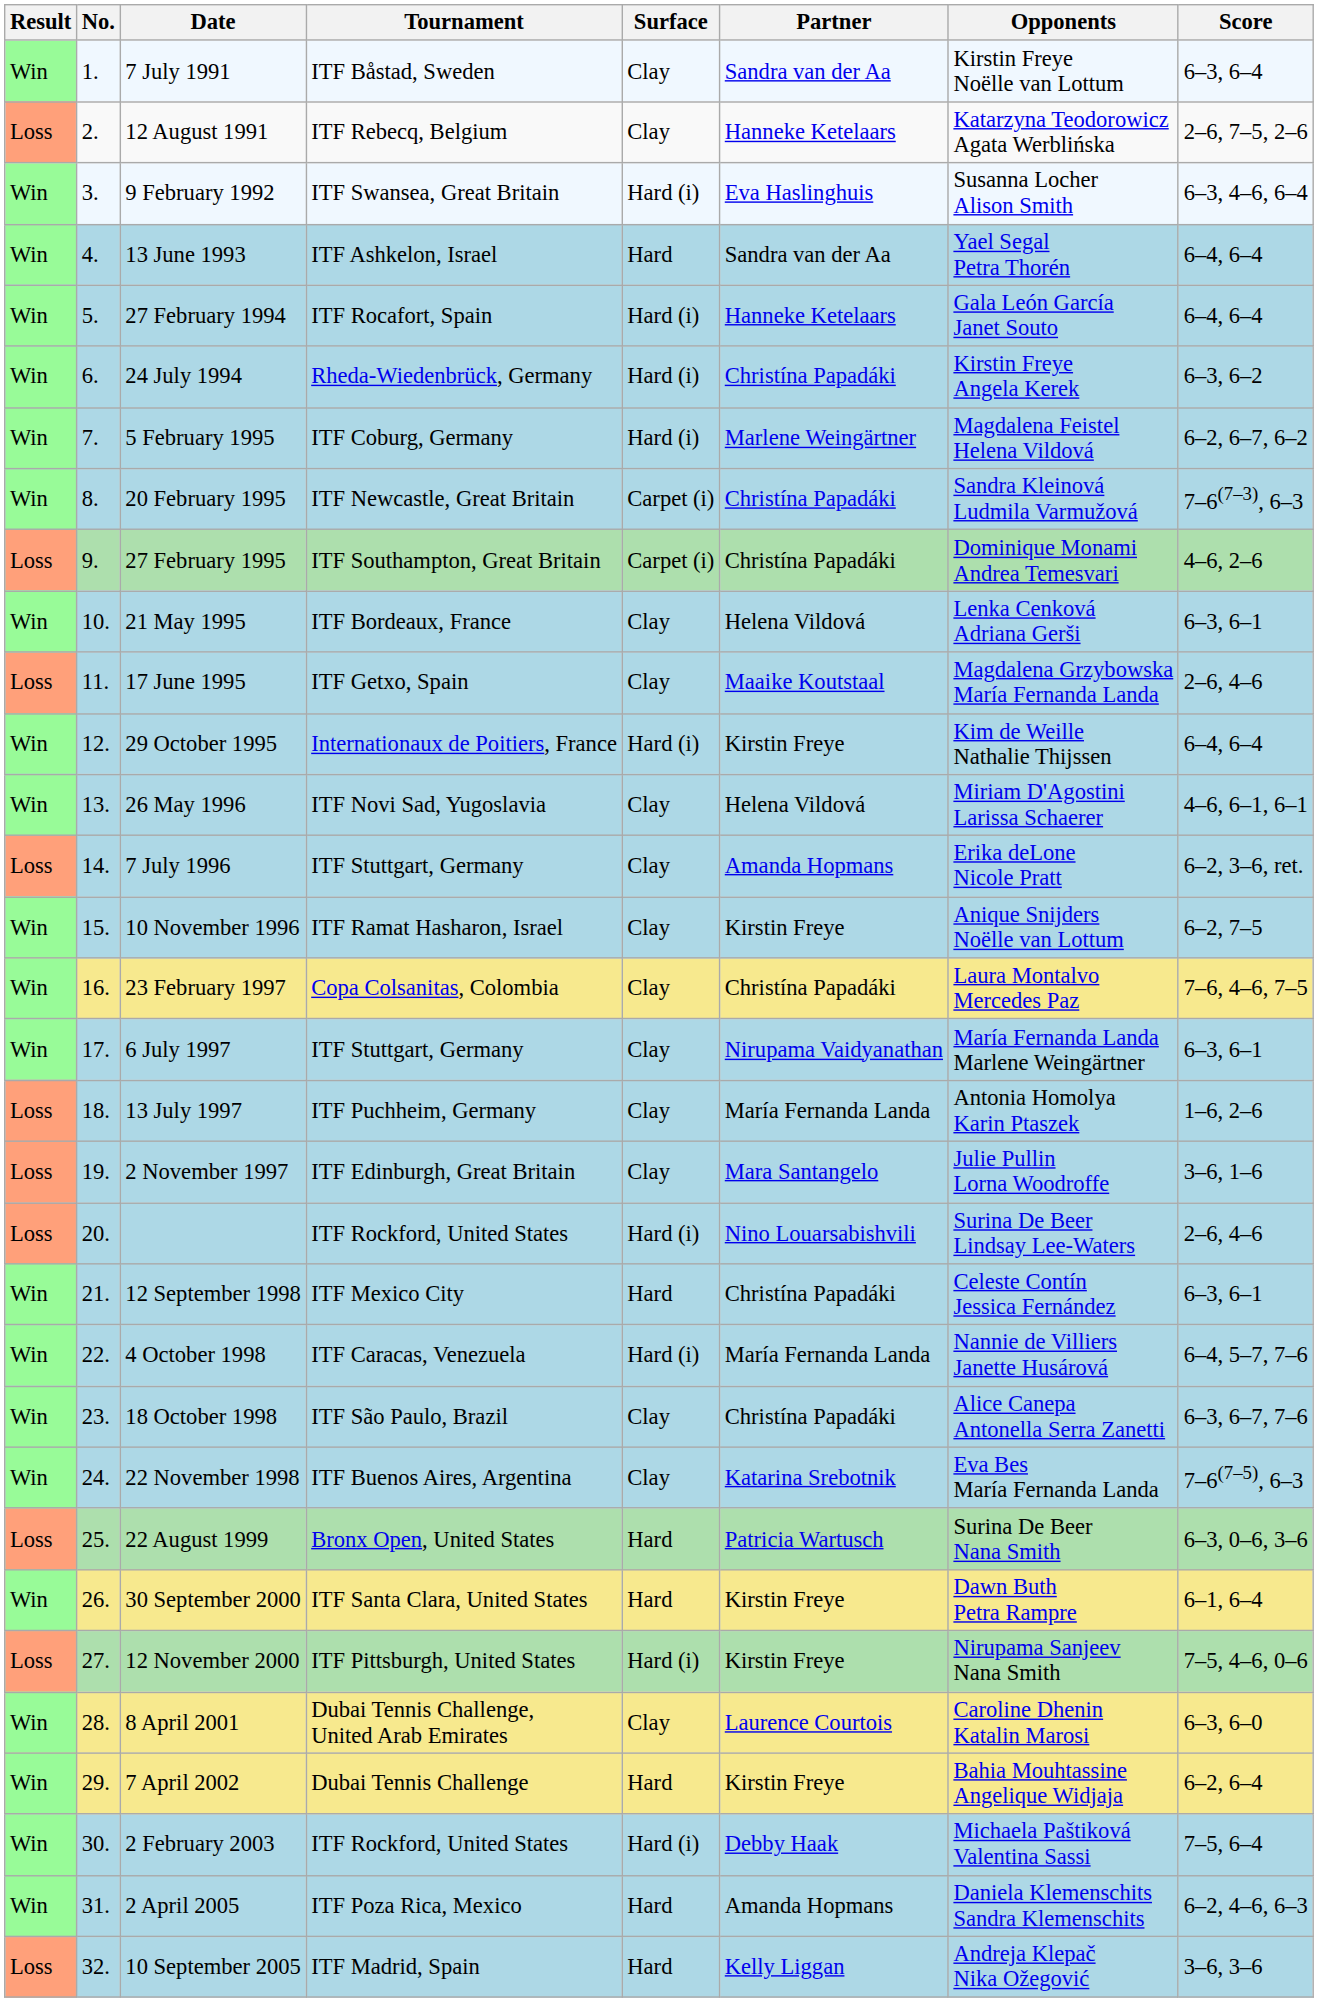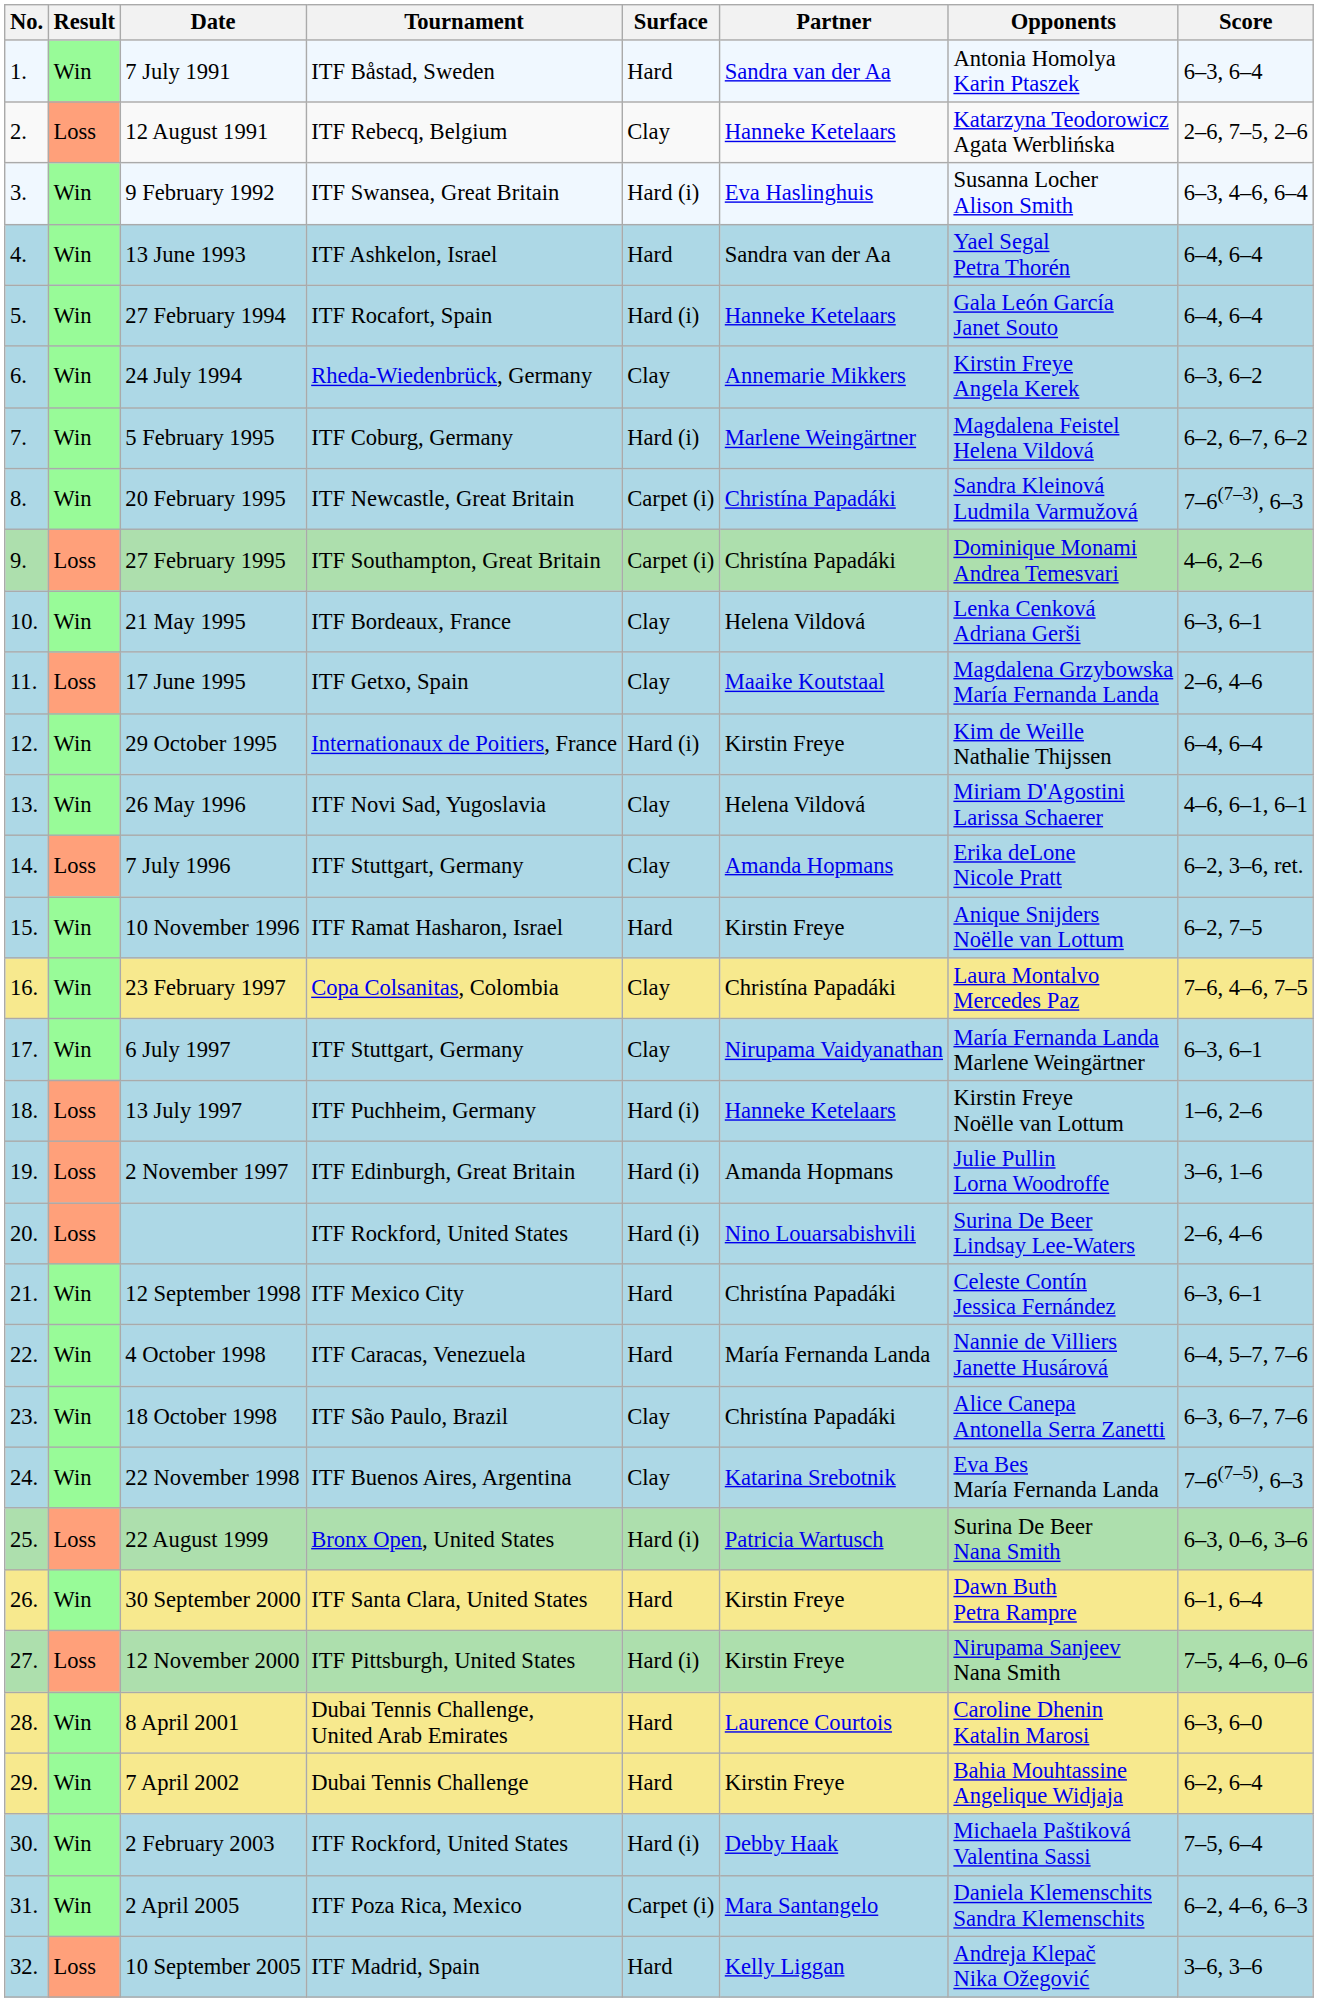columns swapped: (41, 22) <-> (98, 22)
(649, 70) Clay -> (650, 70) Hard
(1039, 70) Kirstin Freye Noëlle van Lottum -> (1035, 70) Antonia Homolya Karin Ptaszek
(663, 376) Hard (i) -> (649, 376) Clay
(810, 376) Christína Papadáki -> (815, 376) Annemarie Mikkers
(649, 927) Clay -> (650, 927) Hard
(649, 1110) Clay -> (663, 1110) Hard (i)
(828, 1110) María Fernanda Landa -> (810, 1110) Hanneke Ketelaars
(1035, 1110) Antonia Homolya Karin Ptaszek -> (1039, 1110) Kirstin Freye Noëlle van Lottum
(649, 1171) Clay -> (663, 1171) Hard (i)
(802, 1171) Mara Santangelo -> (809, 1171) Amanda Hopmans
(663, 1355) Hard (i) -> (650, 1355) Hard
(650, 1538) Hard -> (663, 1538) Hard (i)
(649, 1722) Clay -> (650, 1722) Hard
(650, 1905) Hard -> (671, 1905) Carpet (i)
(809, 1905) Amanda Hopmans -> (802, 1905) Mara Santangelo
